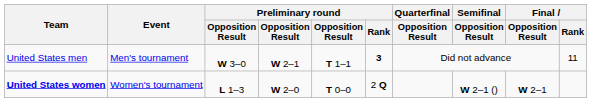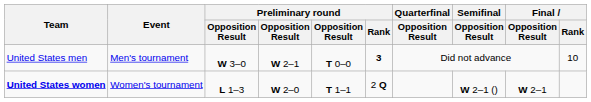(339, 64) T 1–1 -> (339, 64) T 0–0
(573, 58) 11 -> (573, 58) 10
(339, 90) T 0–0 -> (339, 90) T 1–1
